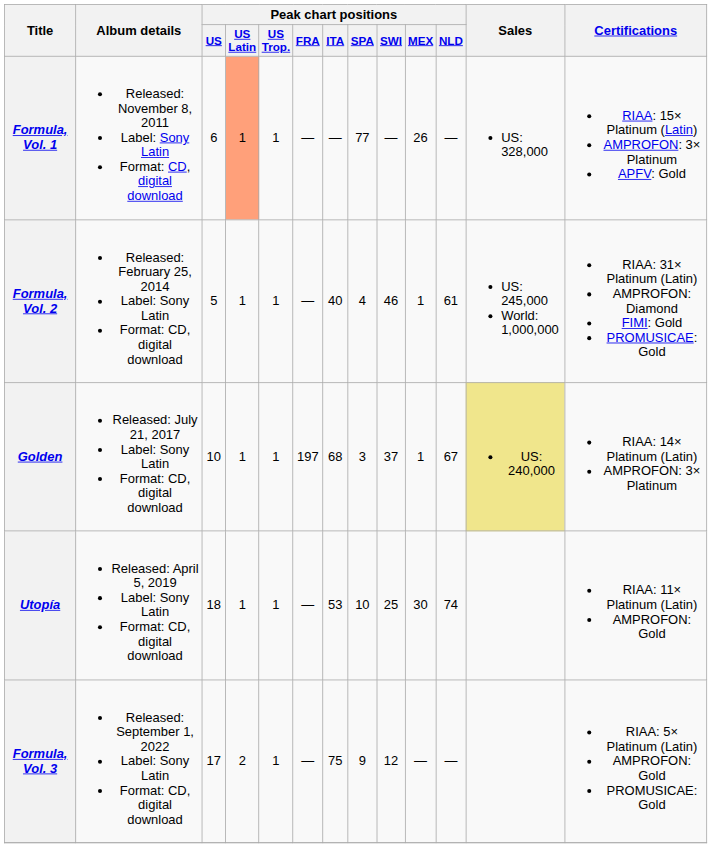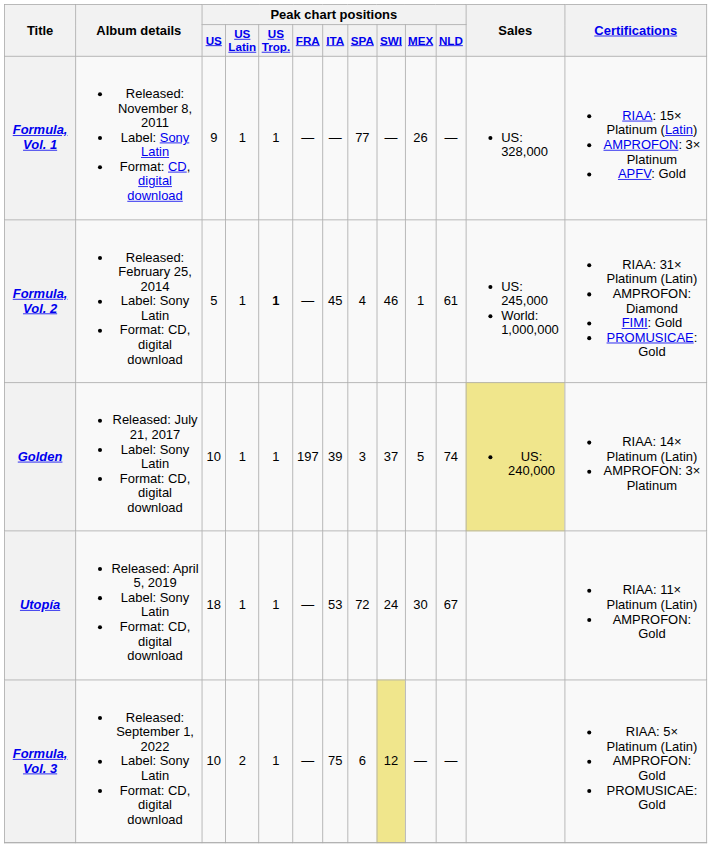(214, 137) 6 -> (214, 137) 9
(242, 137) lightsalmon background -> (242, 137) no background
(276, 301) normal -> (276, 301) bold
(335, 301) 40 -> (335, 301) 45
(335, 456) 68 -> (335, 456) 39
(421, 456) 1 -> (421, 456) 5
(451, 456) 67 -> (451, 456) 74
(362, 605) 10 -> (362, 605) 72
(391, 605) 25 -> (391, 605) 24
(451, 605) 74 -> (451, 605) 67
(214, 761) 17 -> (214, 761) 10
(362, 761) 9 -> (362, 761) 6
(391, 761) no background -> (391, 761) khaki background
